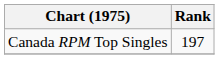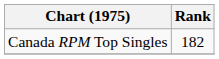(193, 41) 197 -> (193, 41) 182
